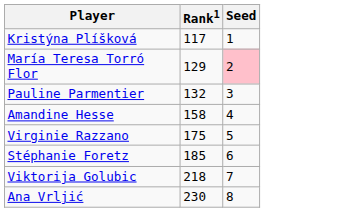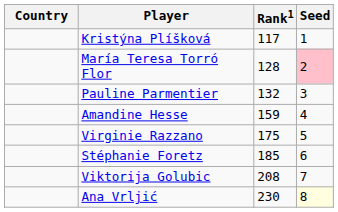+ column: (41, 16)
(195, 66) 129 -> (269, 66) 128
(195, 115) 158 -> (269, 115) 159
(195, 176) 218 -> (269, 176) 208
(230, 197) no background -> (304, 197) lightyellow background
